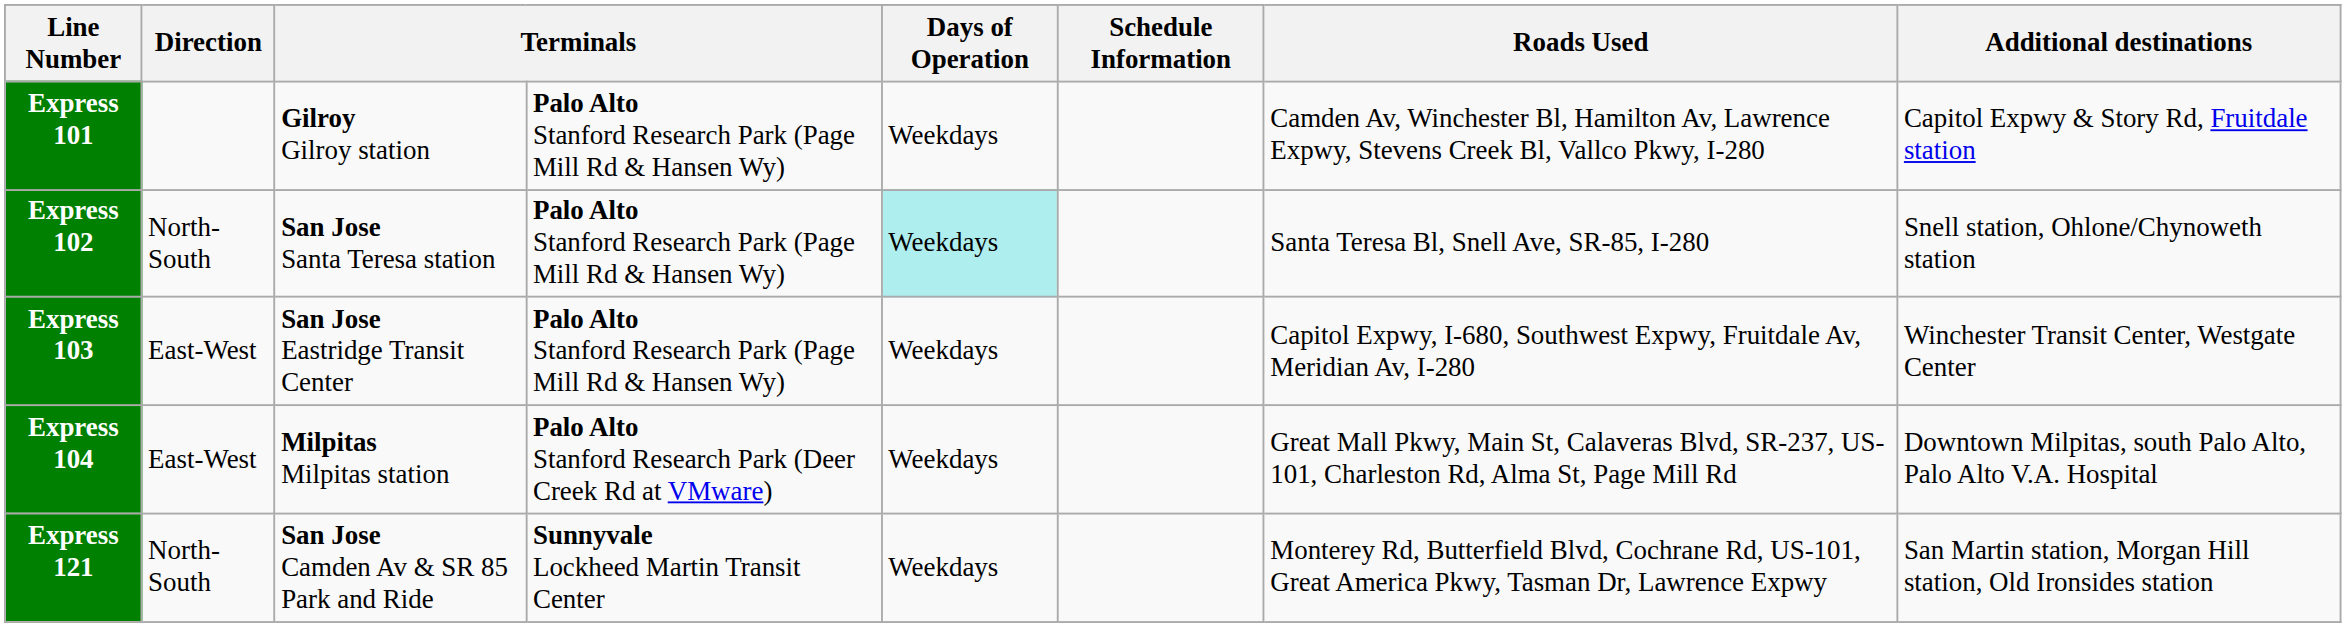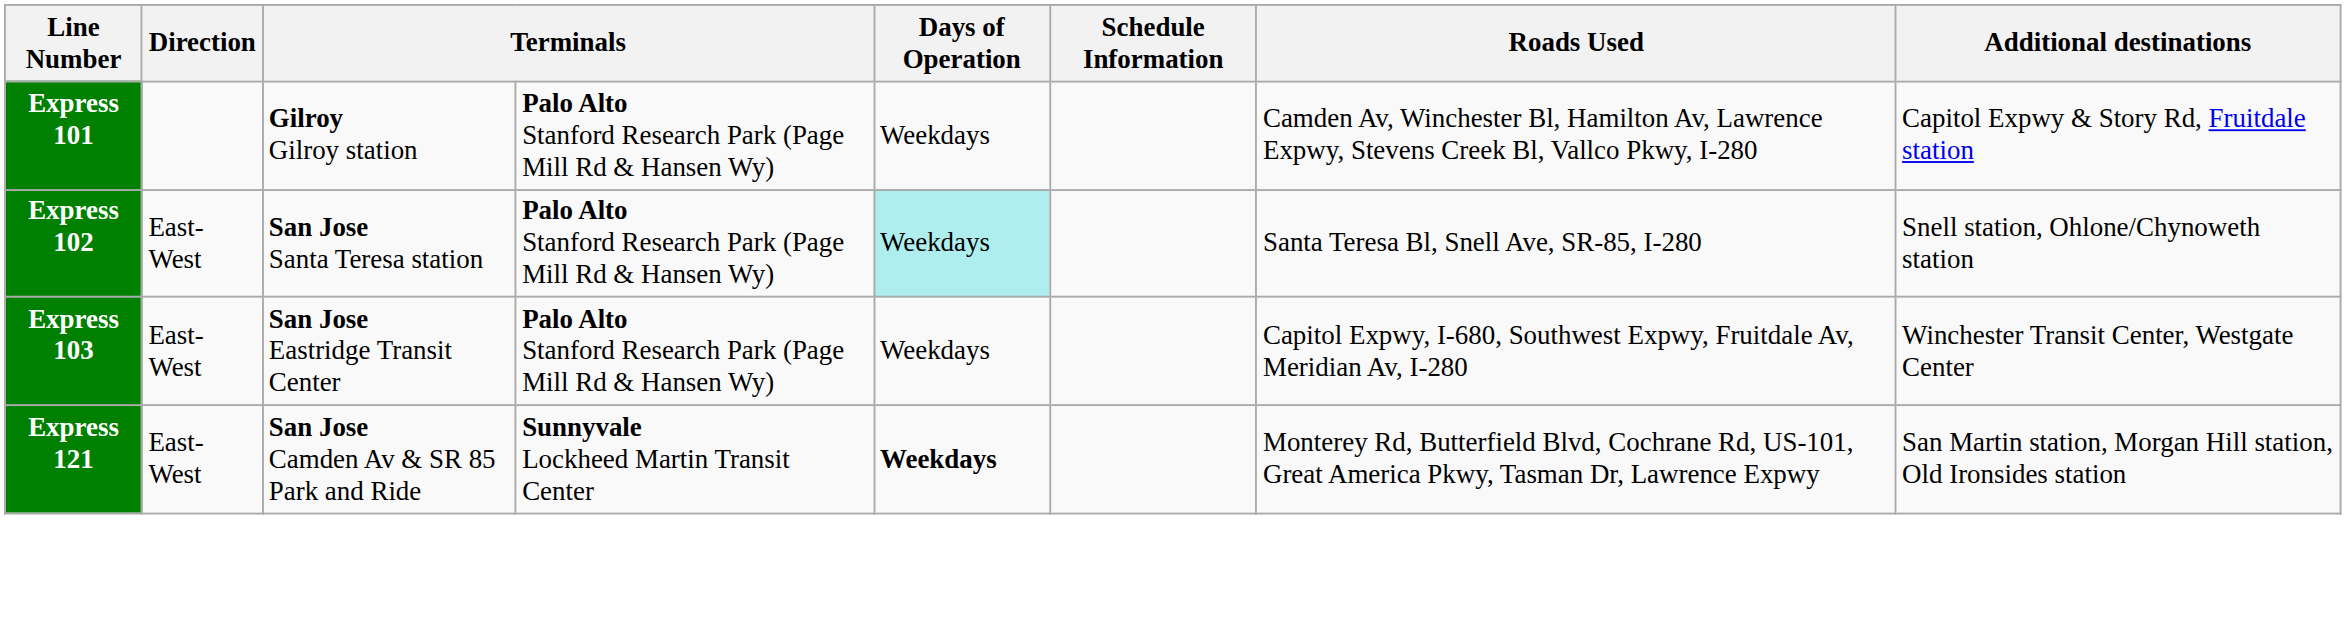(184, 243) North-South -> (176, 243) East-West
- row: (73, 444)
(184, 567) North-South -> (176, 459) East-West
(943, 567) normal -> (938, 459) bold
